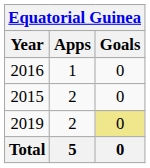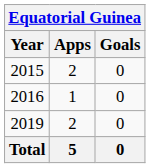rows swapped: (27, 96) <-> (27, 70)
(120, 123) khaki background -> (120, 123) no background
